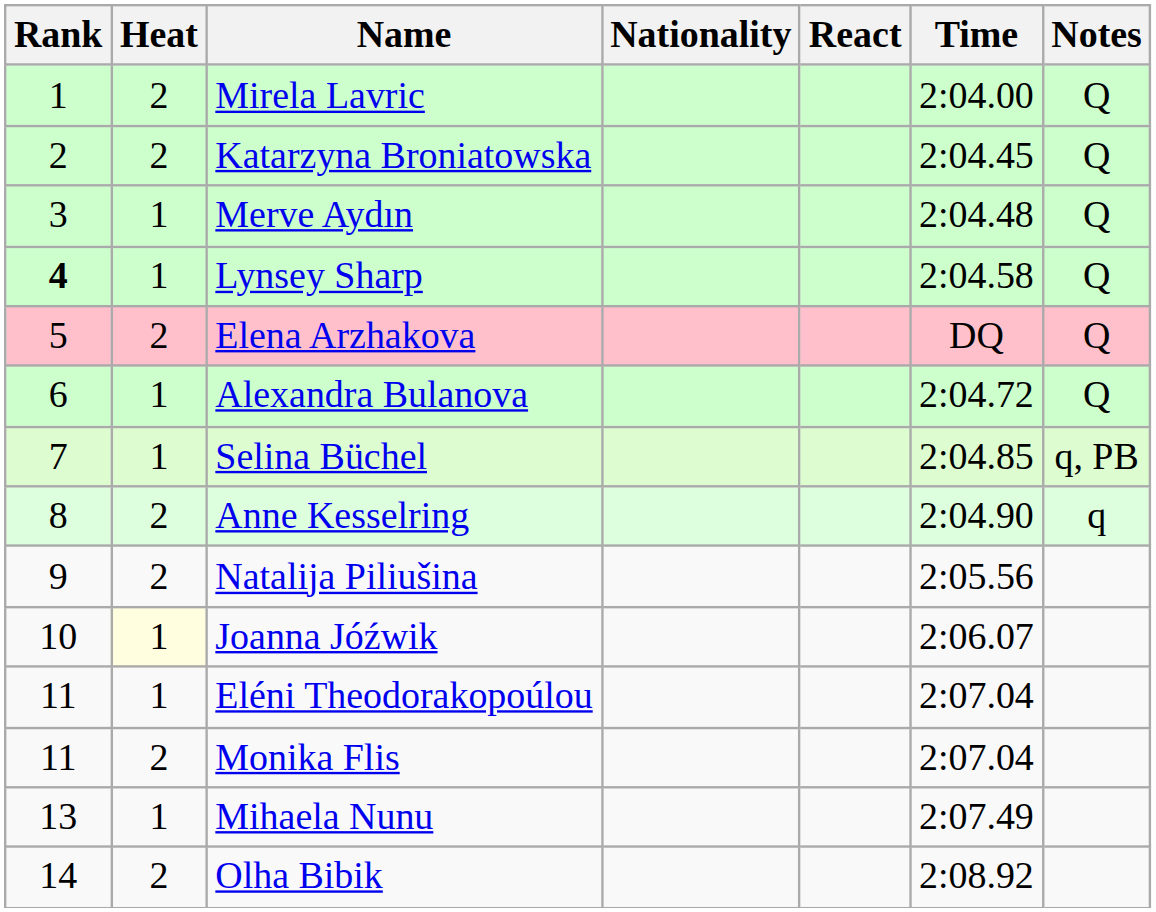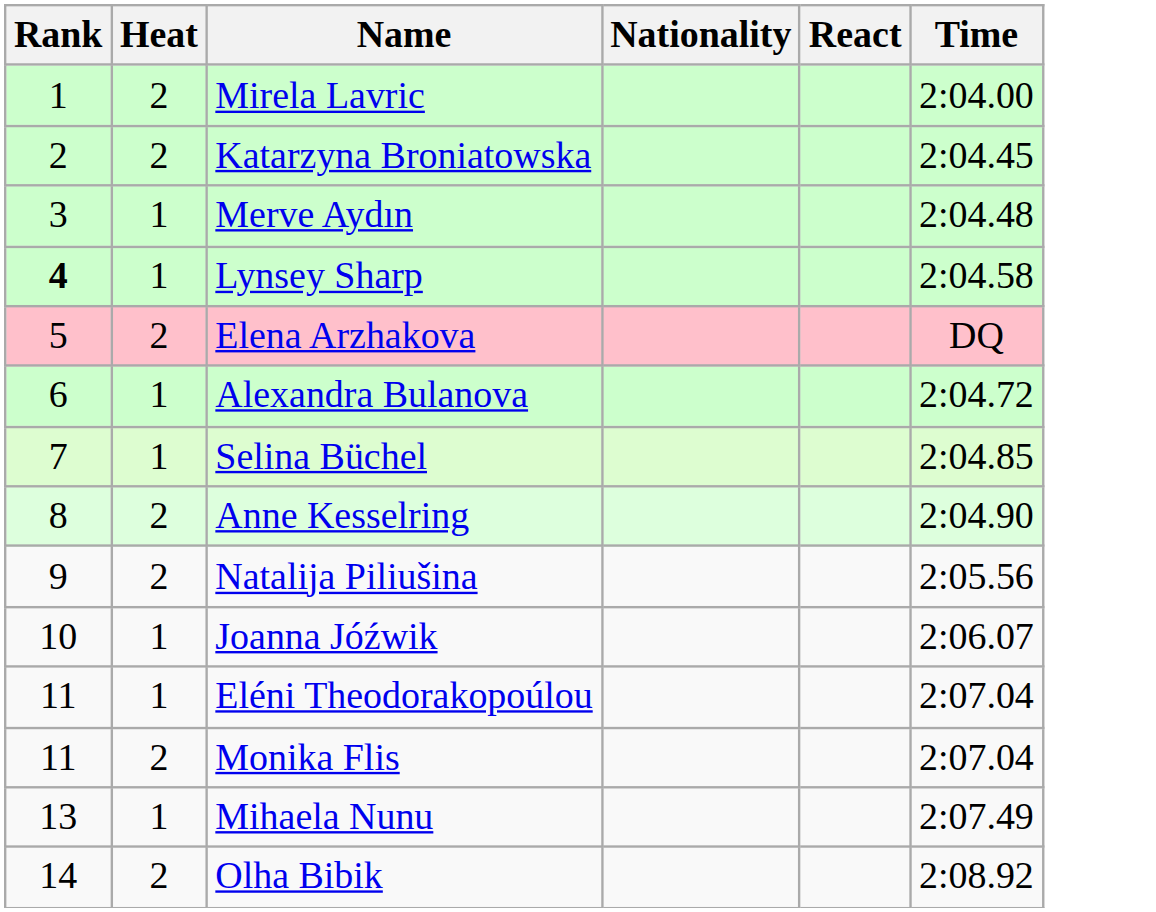- column: (1097, 34)
(159, 635) lightyellow background -> (159, 635) no background
